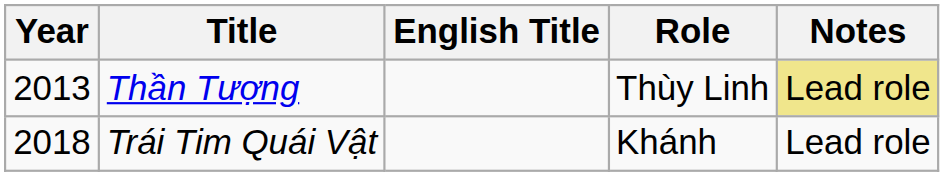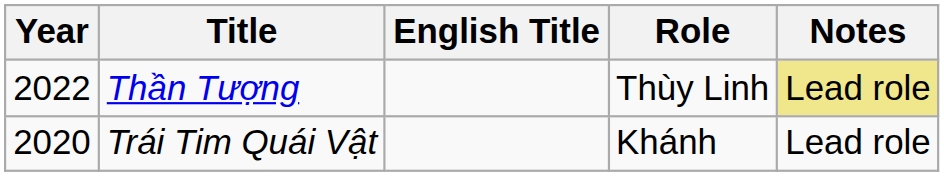(52, 87) 2013 -> (52, 87) 2022
(52, 142) 2018 -> (52, 142) 2020
